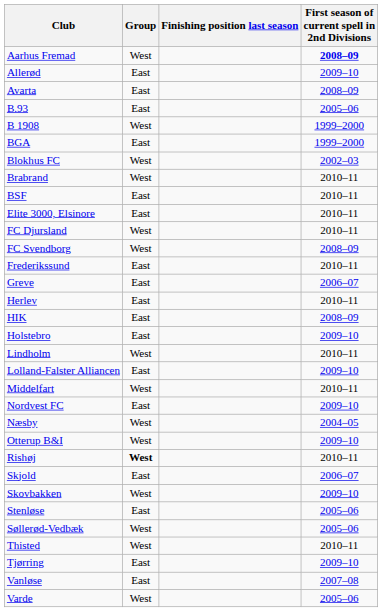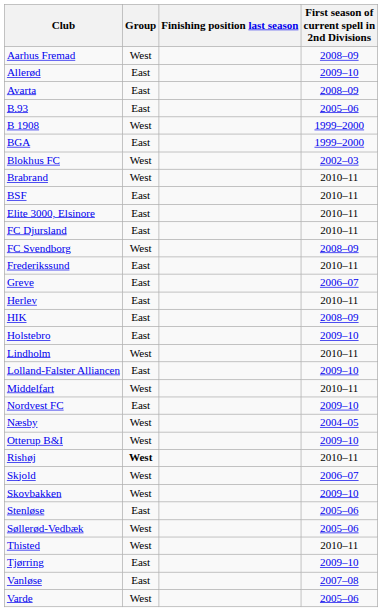(339, 55) bold -> (339, 55) normal
(141, 230) West -> (141, 230) East
(141, 475) East -> (141, 475) West
